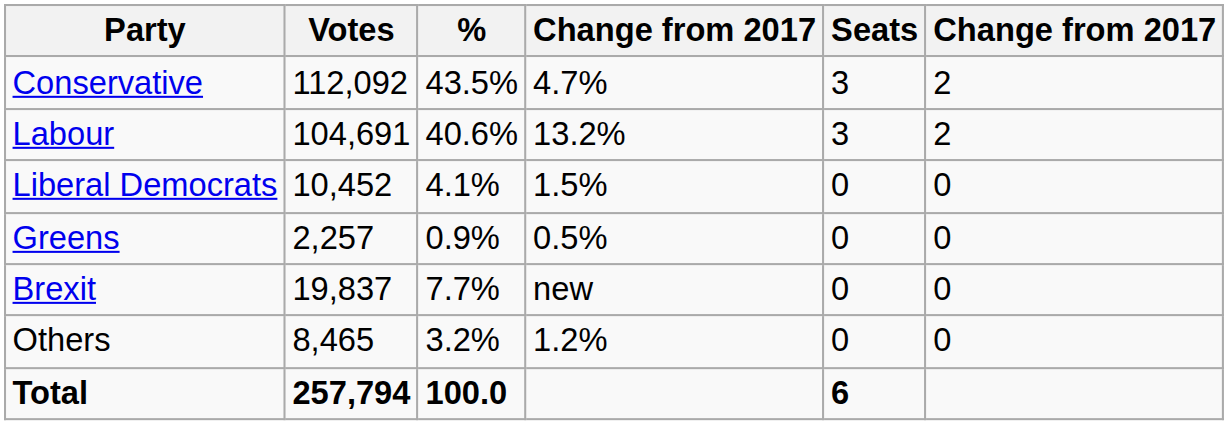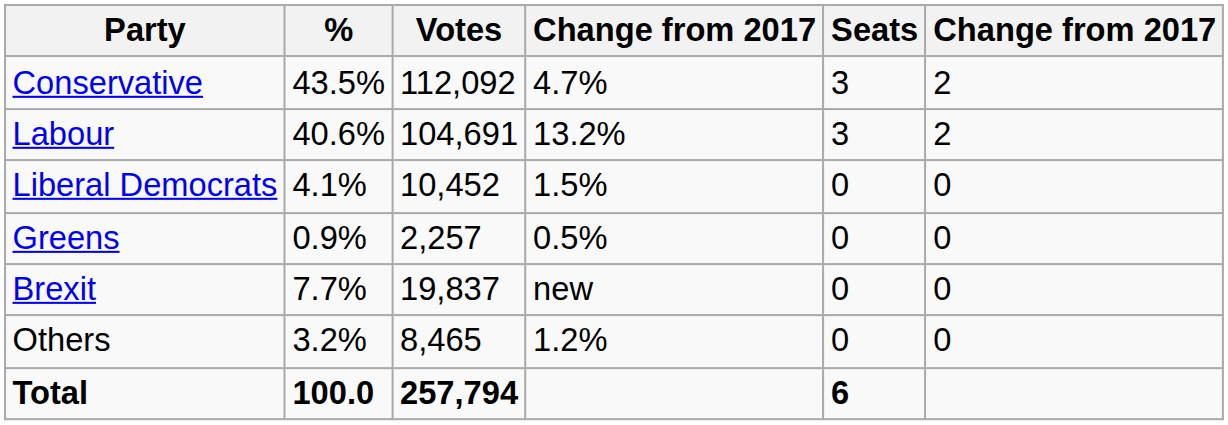columns swapped: (351, 30) <-> (472, 30)
